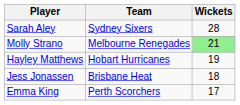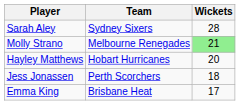(214, 60) 19 -> (214, 60) 20
(120, 76) Brisbane Heat -> (124, 76) Perth Scorchers
(124, 92) Perth Scorchers -> (120, 92) Brisbane Heat
